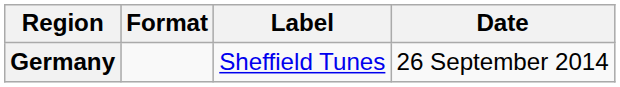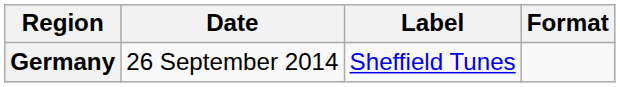columns swapped: (503, 23) <-> (167, 23)
